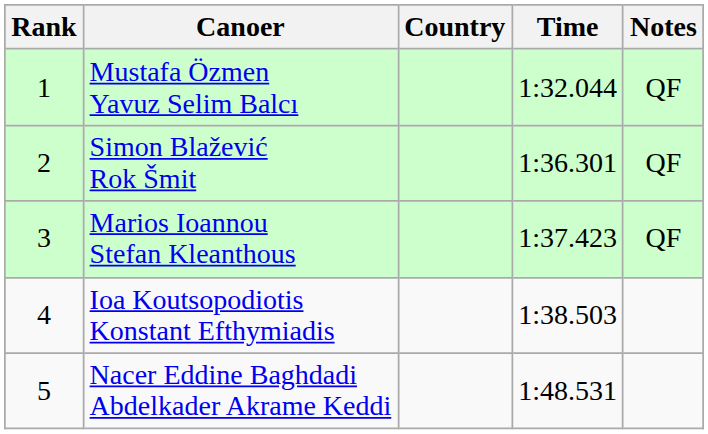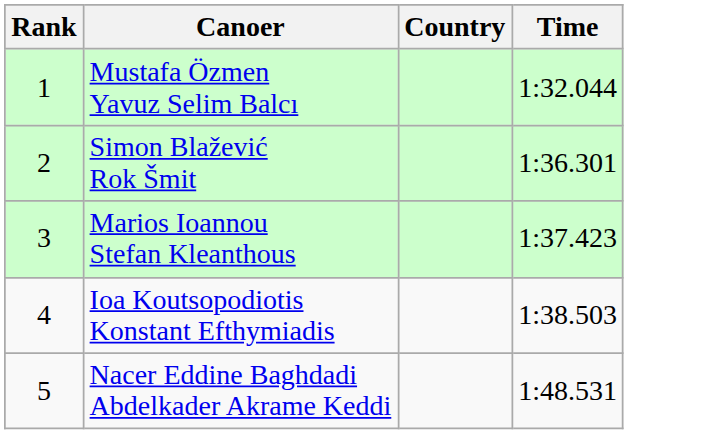- column: (663, 26)
